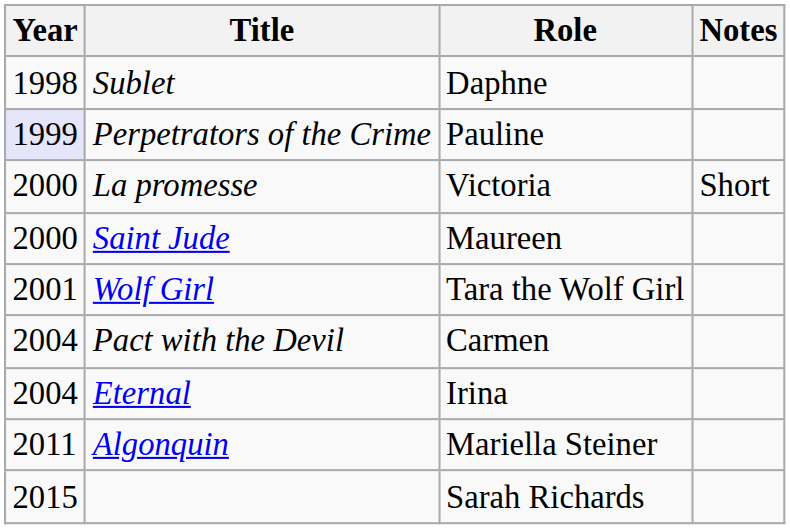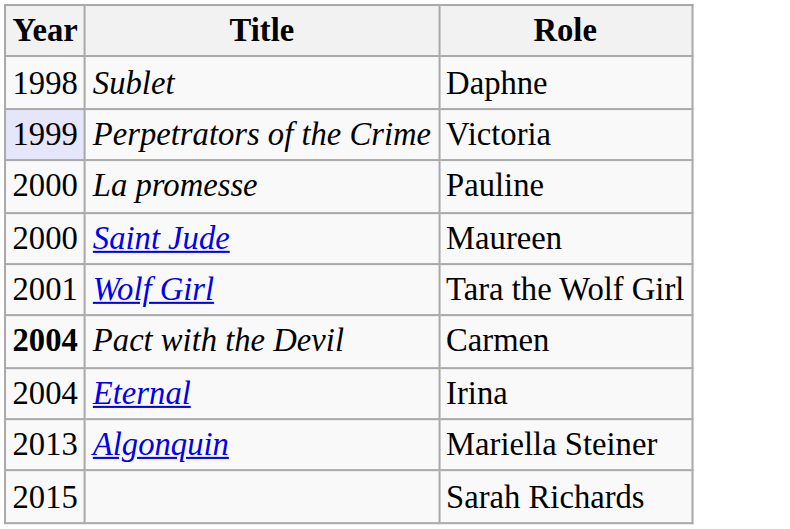- column: (738, 30)
(495, 133) Pauline -> (499, 133) Victoria
(499, 185) Victoria -> (495, 185) Pauline
(45, 340) normal -> (45, 340) bold
(45, 444) 2011 -> (45, 444) 2013
